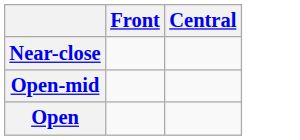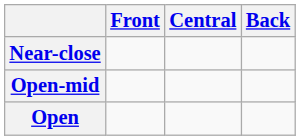+ column: (268, 20)
